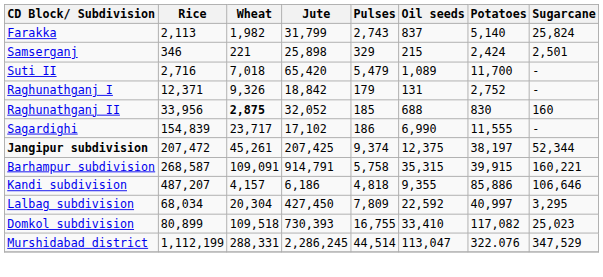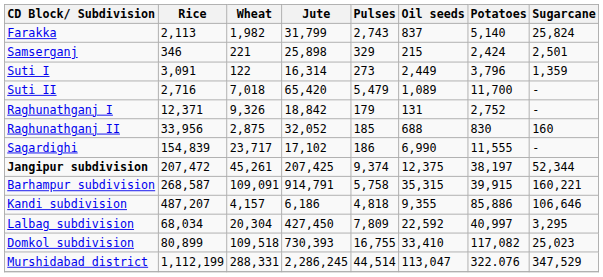+ row: (28, 71)
(247, 109) bold -> (247, 128) normal
